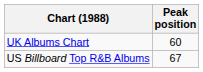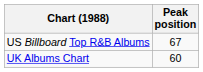rows swapped: (48, 42) <-> (78, 59)
